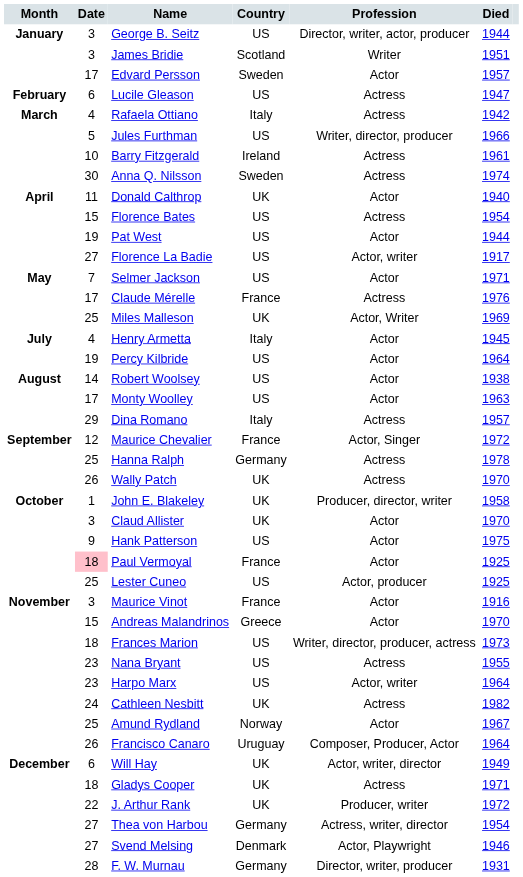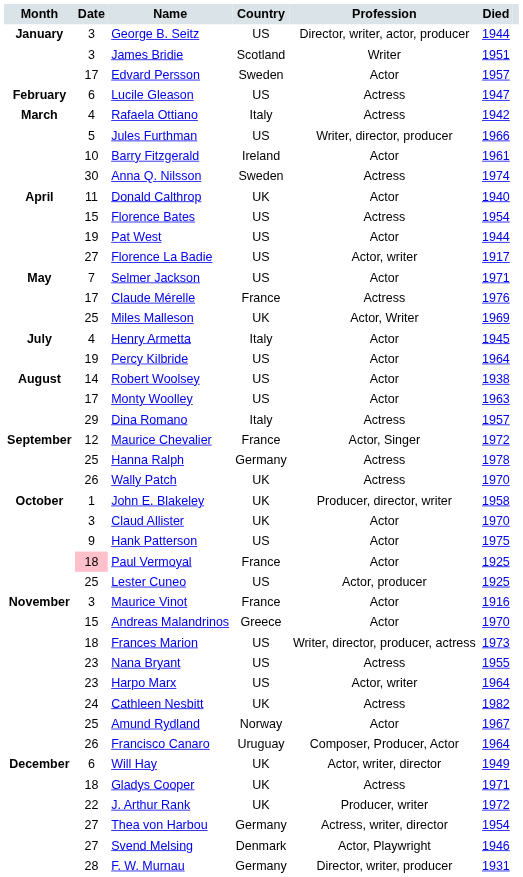(384, 156) Actress -> (384, 156) Actor
